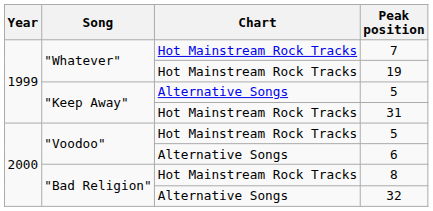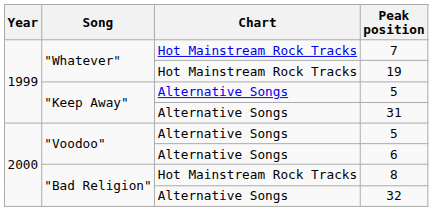(257, 113) Hot Mainstream Rock Tracks -> (223, 113) Alternative Songs
(257, 133) Hot Mainstream Rock Tracks -> (223, 133) Alternative Songs
